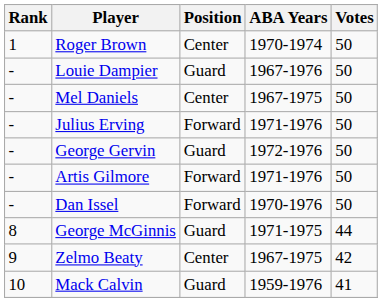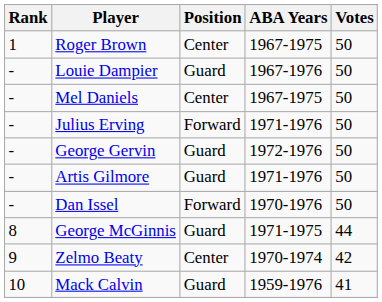(286, 44) 1970-1974 -> (286, 44) 1967-1975
(212, 177) Forward -> (205, 177) Guard
(286, 257) 1967-1975 -> (286, 257) 1970-1974
